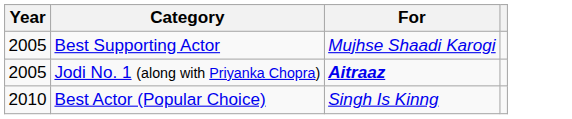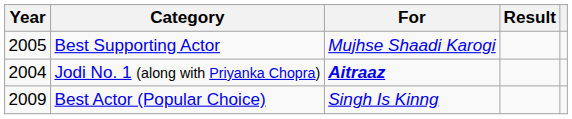+ column: (530, 18)
(28, 72) 2005 -> (28, 72) 2004
(28, 99) 2010 -> (28, 99) 2009
